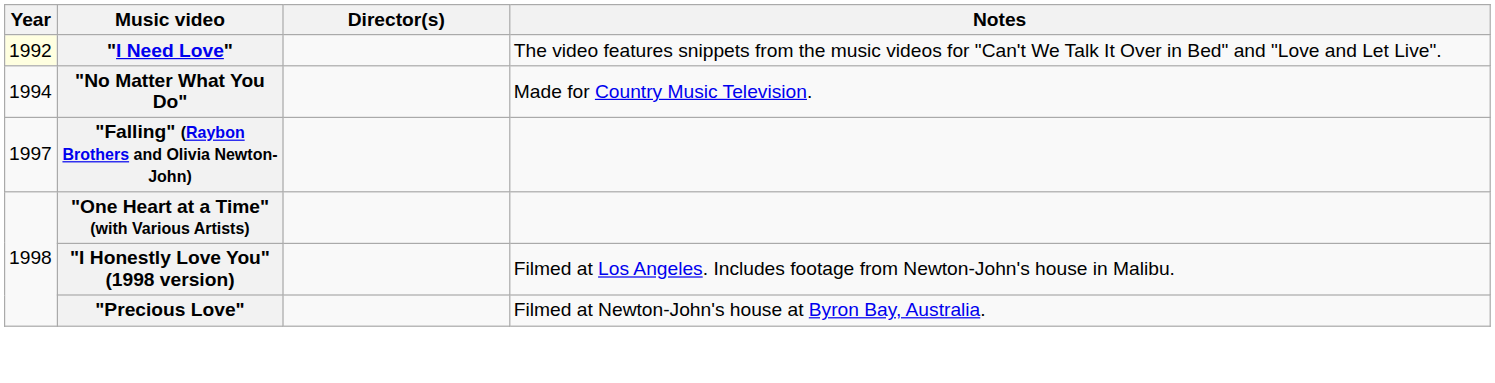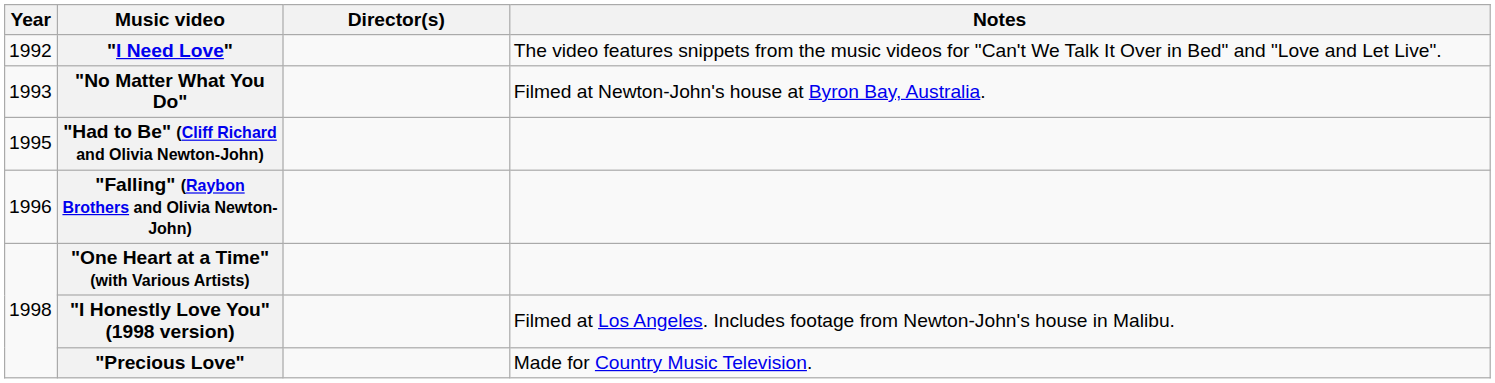(30, 50) lightyellow background -> (30, 50) no background
(30, 91) 1994 -> (30, 91) 1993
(663, 91) Made for Country Music Television. -> (750, 91) Filmed at Newton-John's house at Byron Bay, Australia.
+ row: (170, 143)
(30, 154) 1997 -> (30, 206) 1996
(750, 310) Filmed at Newton-John's house at Byron Bay, Australia. -> (663, 362) Made for Country Music Television.
